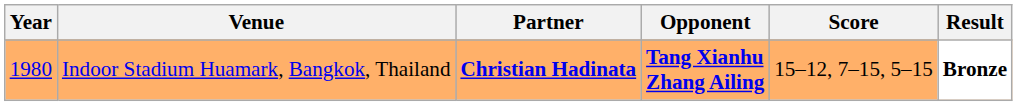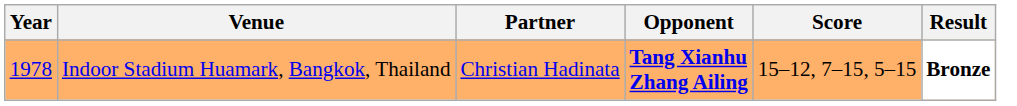(31, 69) 1980 -> (31, 69) 1978
(548, 69) bold -> (540, 69) normal
